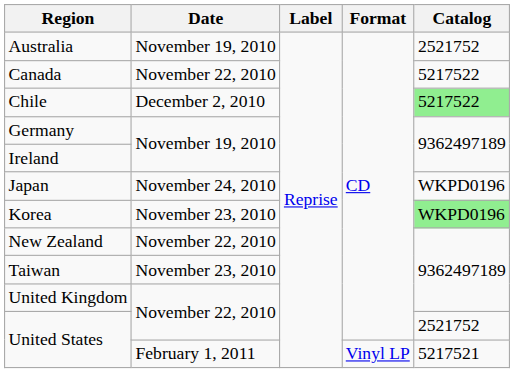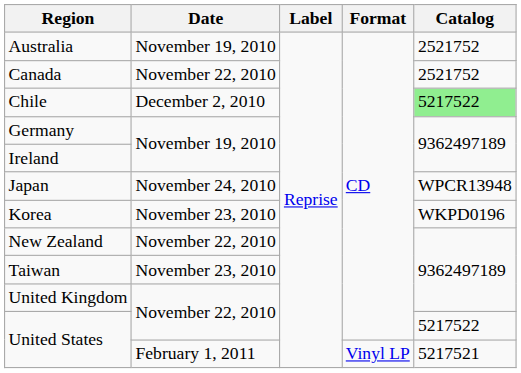(449, 74) 5217522 -> (449, 74) 2521752
(461, 185) WKPD0196 -> (465, 185) WPCR13948
(461, 213) lightgreen background -> (461, 213) no background
(449, 325) 2521752 -> (449, 325) 5217522
